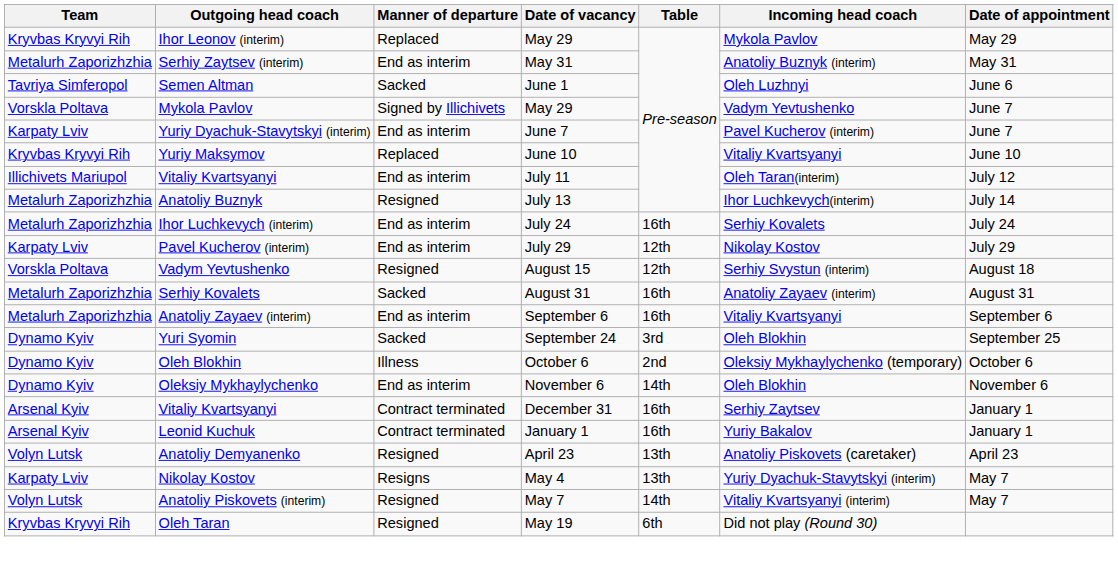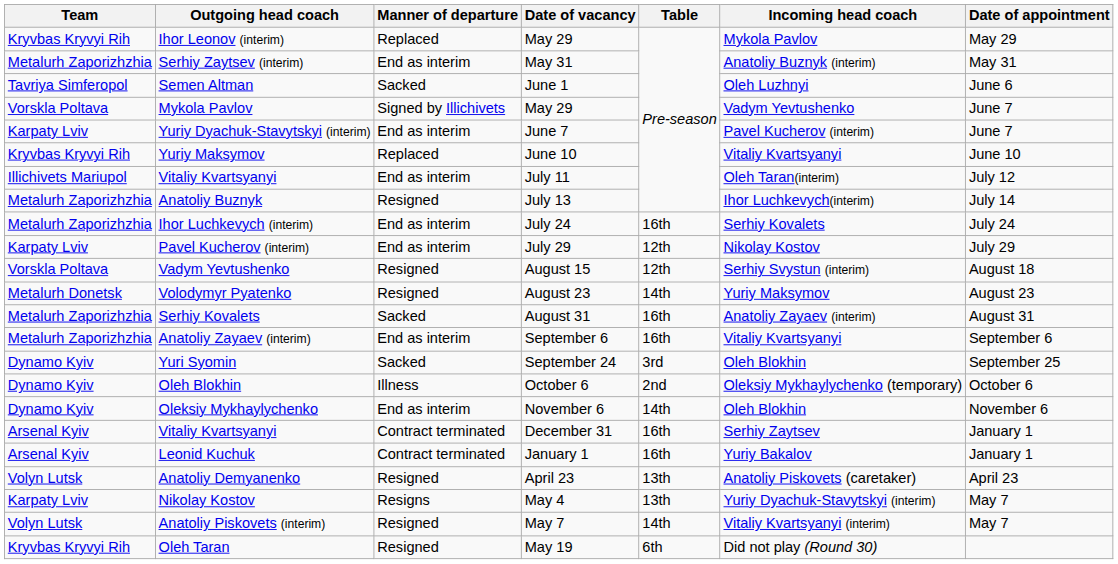+ row: (225, 293)
